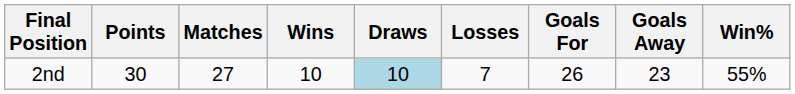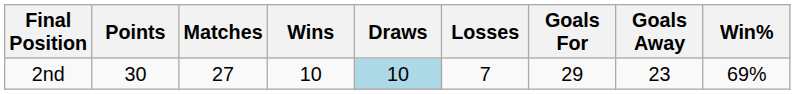(572, 74) 26 -> (572, 74) 29
(747, 74) 55% -> (747, 74) 69%
